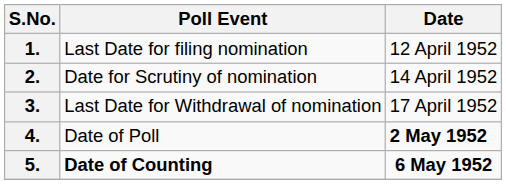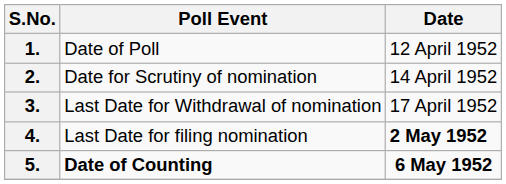(186, 48) Last Date for filing nomination -> (112, 48) Date of Poll
(112, 135) Date of Poll -> (186, 135) Last Date for filing nomination
